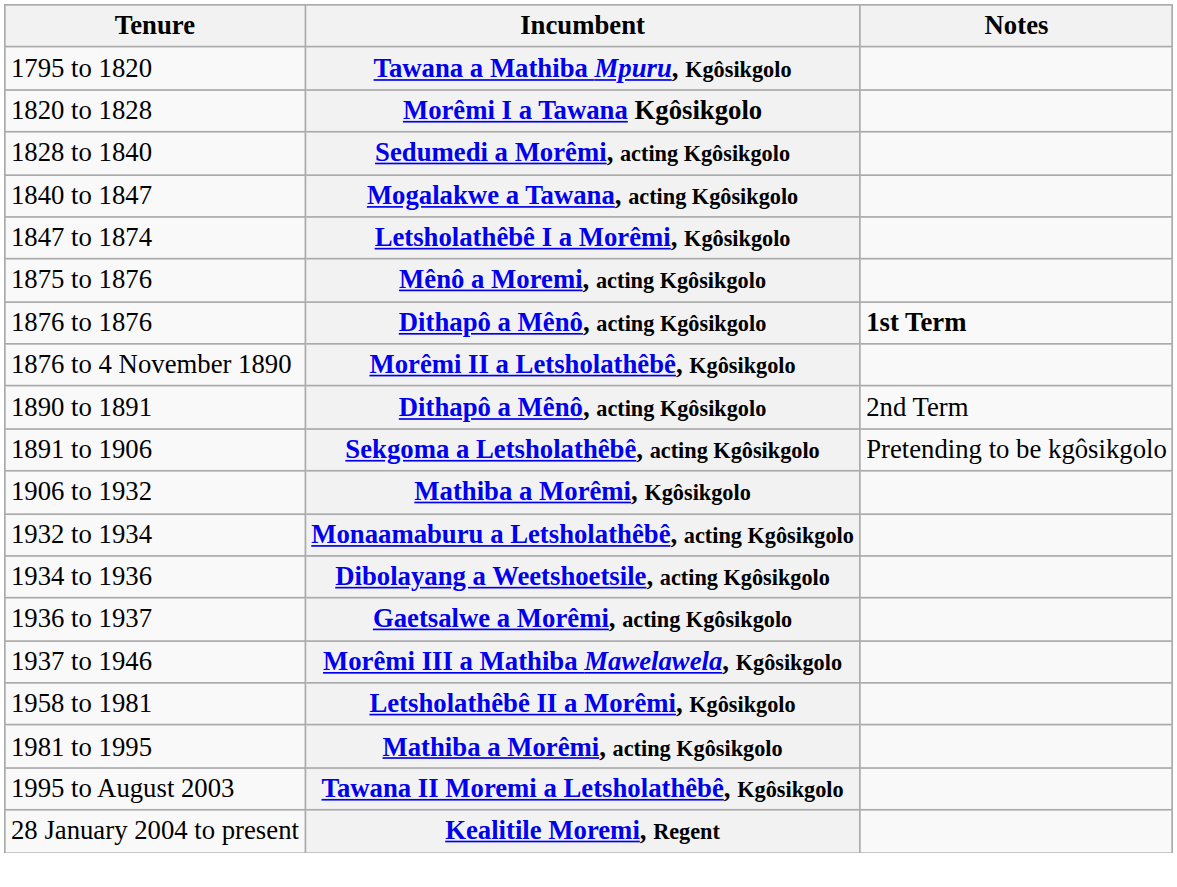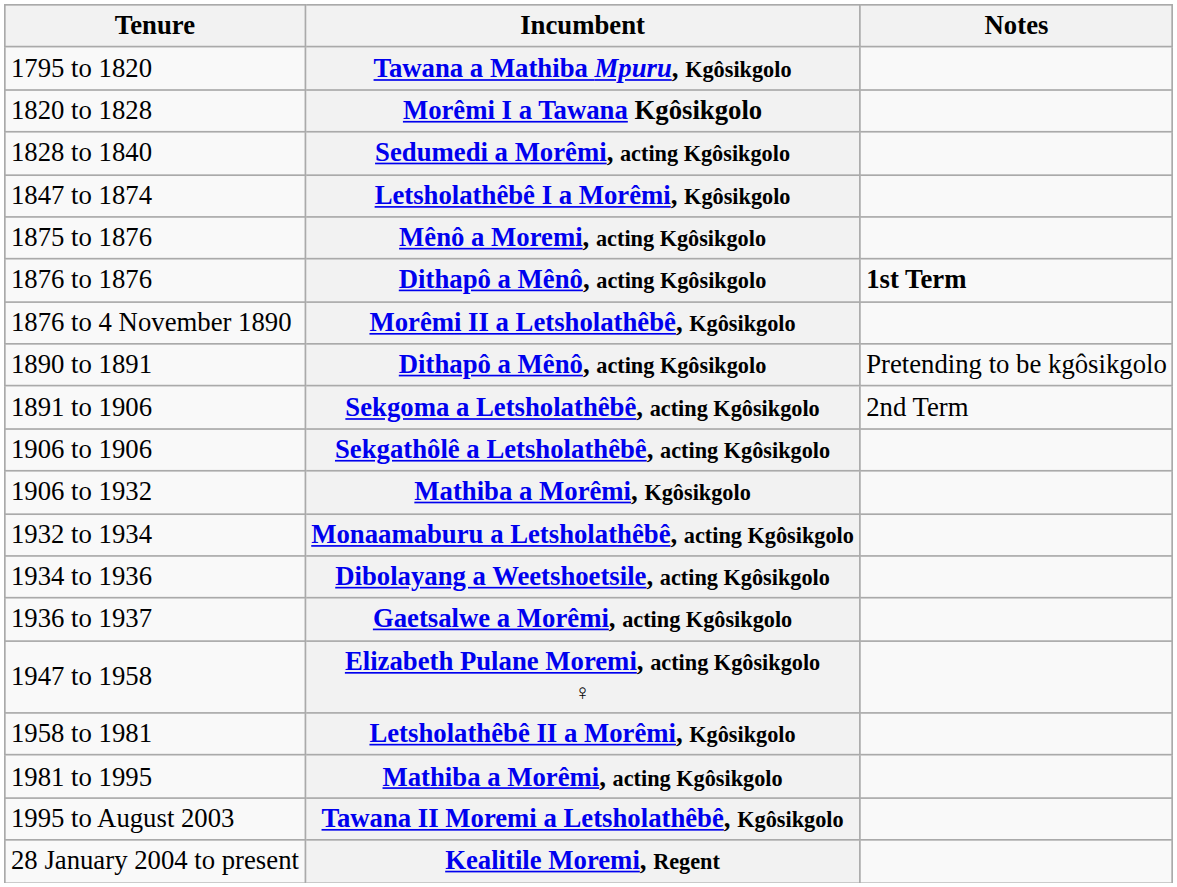- row: (82, 195)
(917, 407) 2nd Term -> (1017, 364) Pretending to be kgôsikgolo
(1017, 449) Pretending to be kgôsikgolo -> (917, 407) 2nd Term
+ row: (82, 449)
- row: (82, 661)
+ row: (82, 676)
